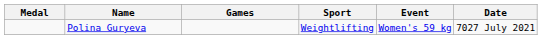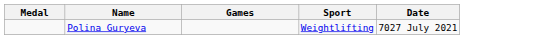- column: (415, 12)
